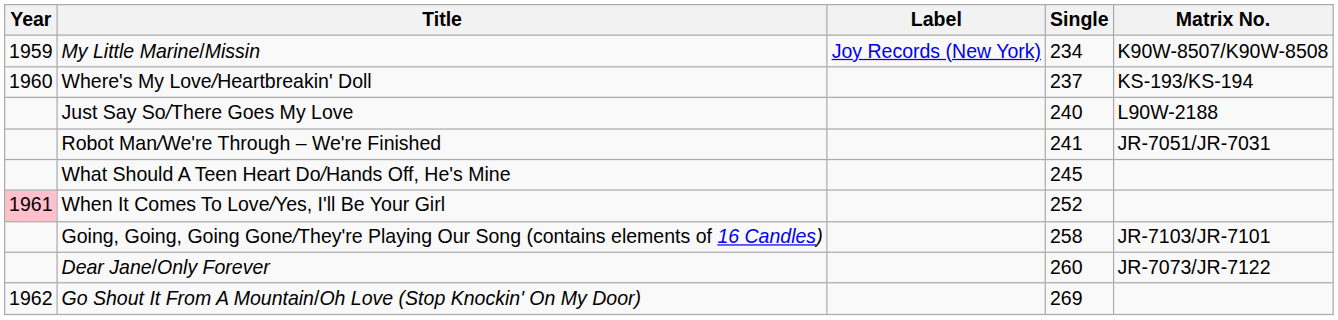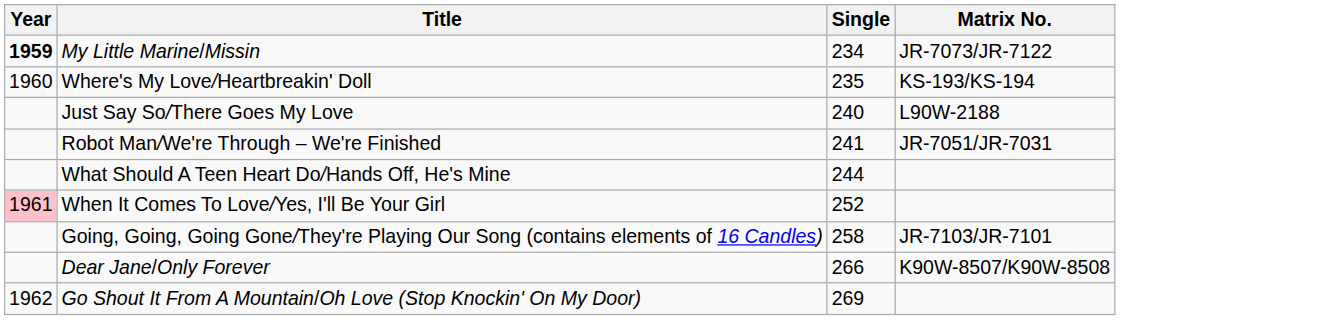- column: (936, 19)
(31, 50) normal -> (31, 50) bold
(1223, 50) K90W-8507/K90W-8508 -> (976, 50) JR-7073/JR-7122
(1066, 81) 237 -> (848, 81) 235
(1066, 174) 245 -> (848, 174) 244
(1066, 267) 260 -> (848, 267) 266
(1194, 267) JR-7073/JR-7122 -> (1005, 267) K90W-8507/K90W-8508
